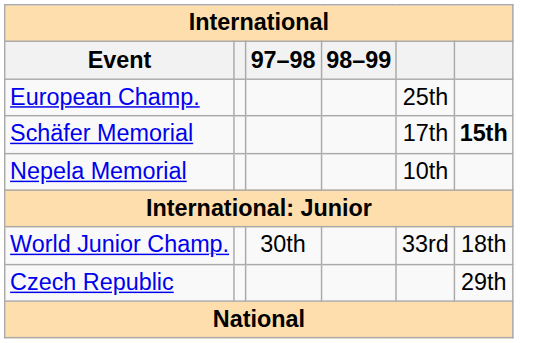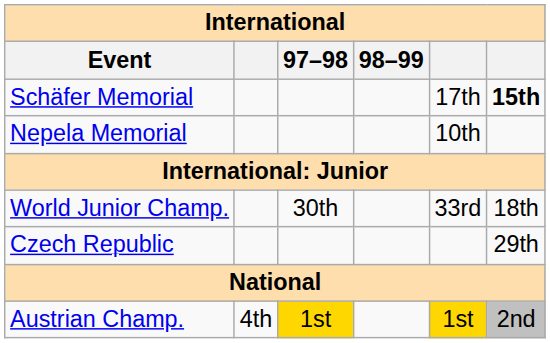- row: (105, 97)
+ row: (97, 319)
